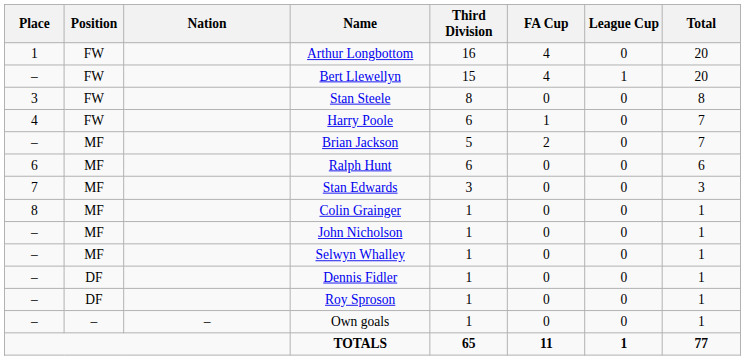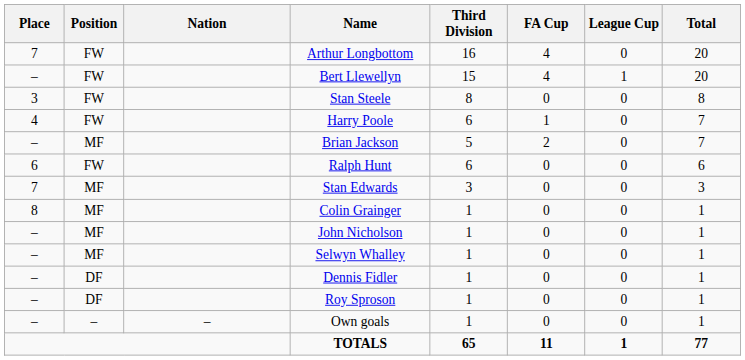(34, 54) 1 -> (34, 54) 7
(94, 165) MF -> (94, 165) FW
